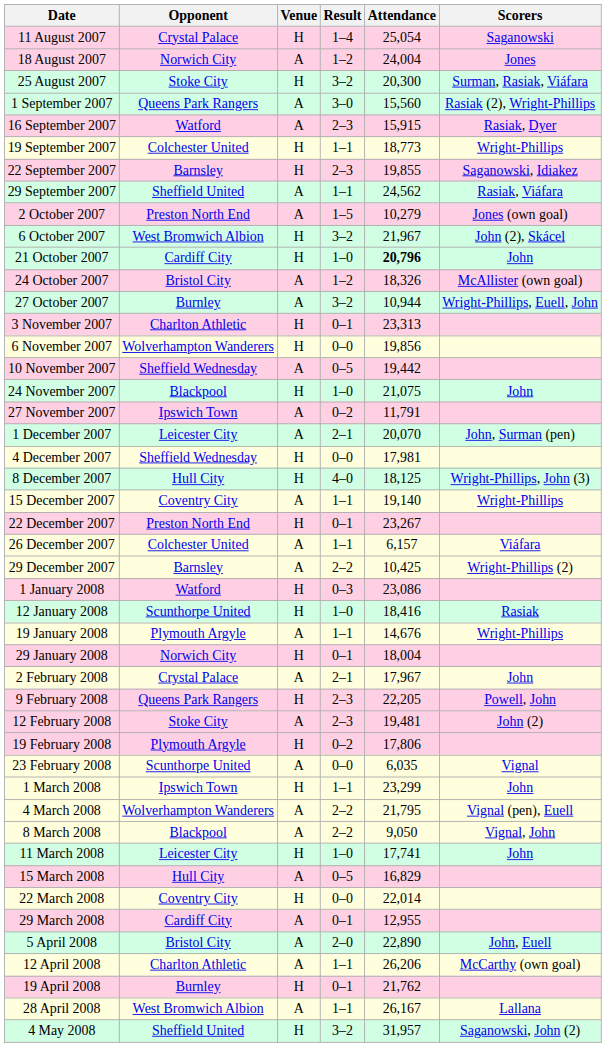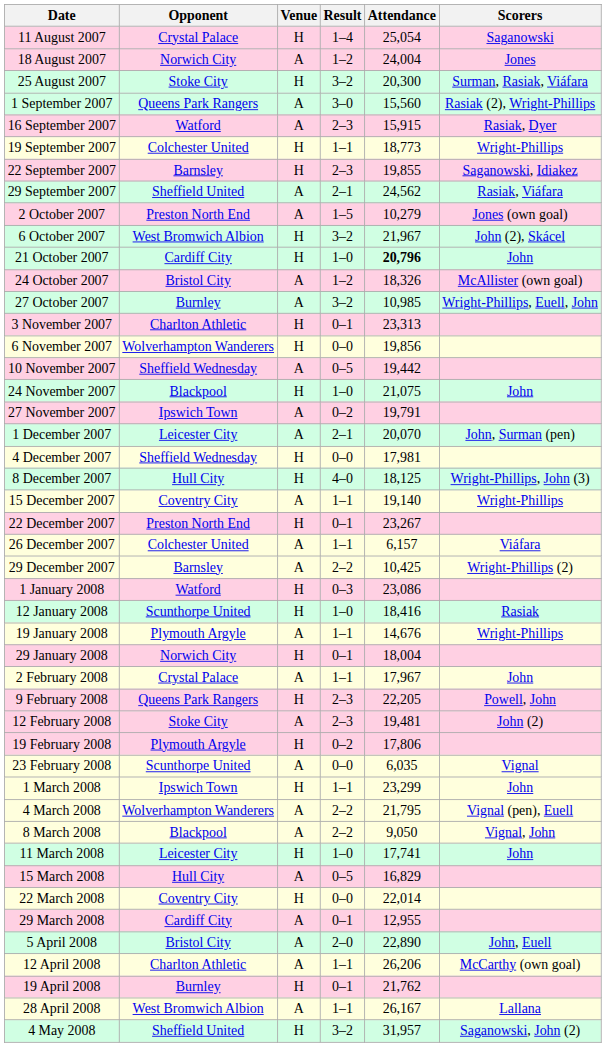(342, 192) 1–1 -> (342, 192) 2–1
(402, 302) 10,944 -> (402, 302) 10,985
(402, 412) 11,791 -> (402, 412) 19,791
(342, 677) 2–1 -> (342, 677) 1–1
